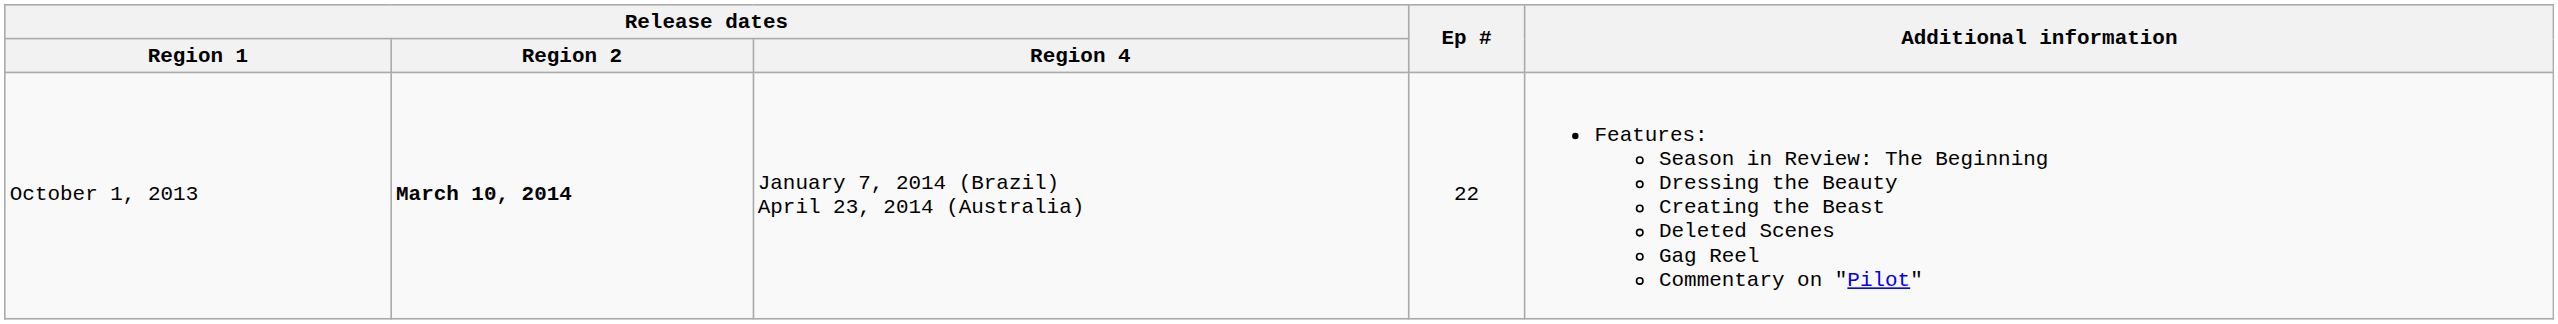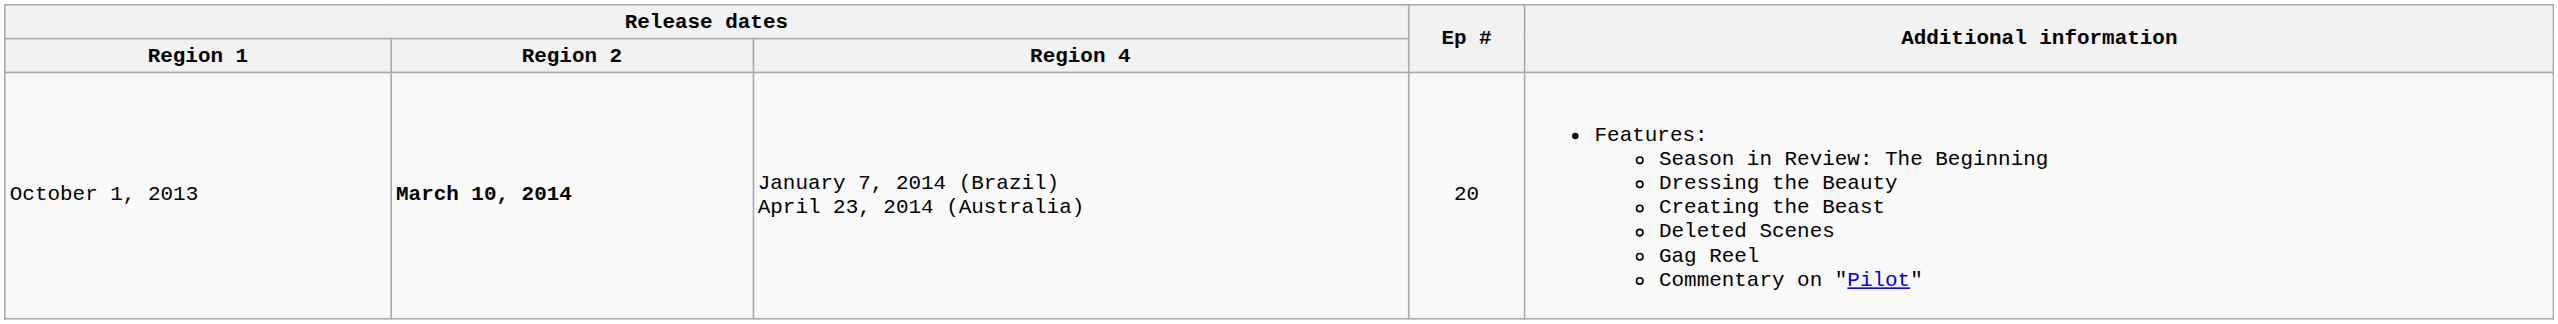(1467, 196) 22 -> (1467, 196) 20
